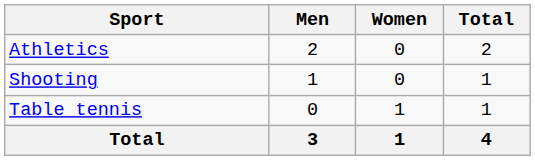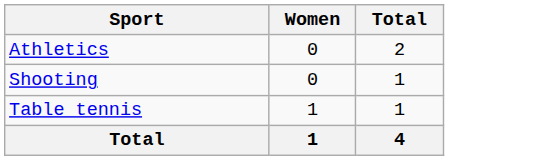- column: (313, 20)
